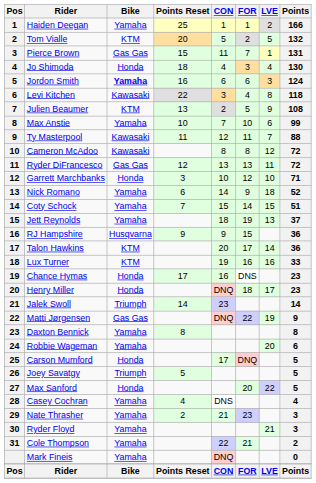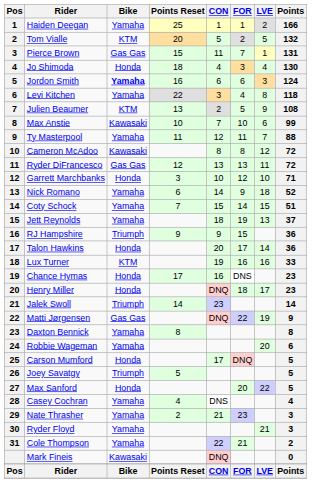(130, 94) Kawasaki -> (128, 94) Yamaha
(130, 122) Yamaha -> (128, 122) Kawasaki
(130, 136) Kawasaki -> (128, 136) Yamaha
(130, 234) Husqvarna -> (128, 234) Triumph
(130, 248) KTM -> (128, 248) Honda
(130, 457) Yamaha -> (128, 457) Kawasaki
